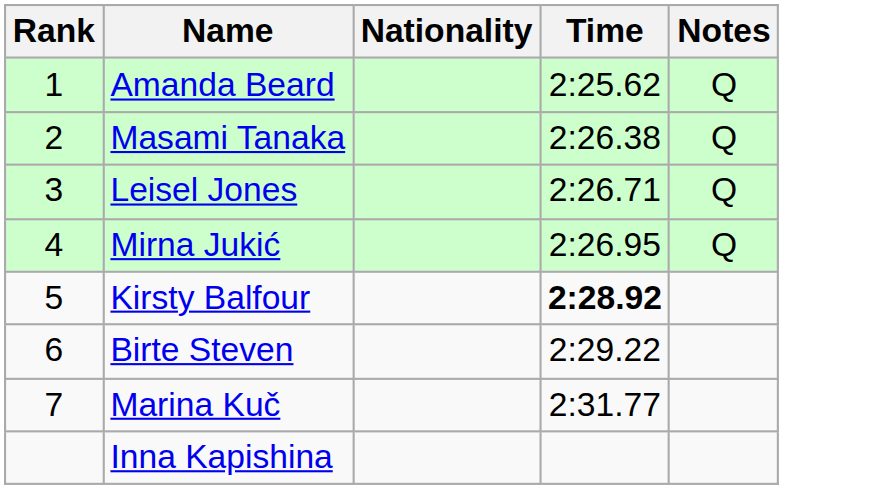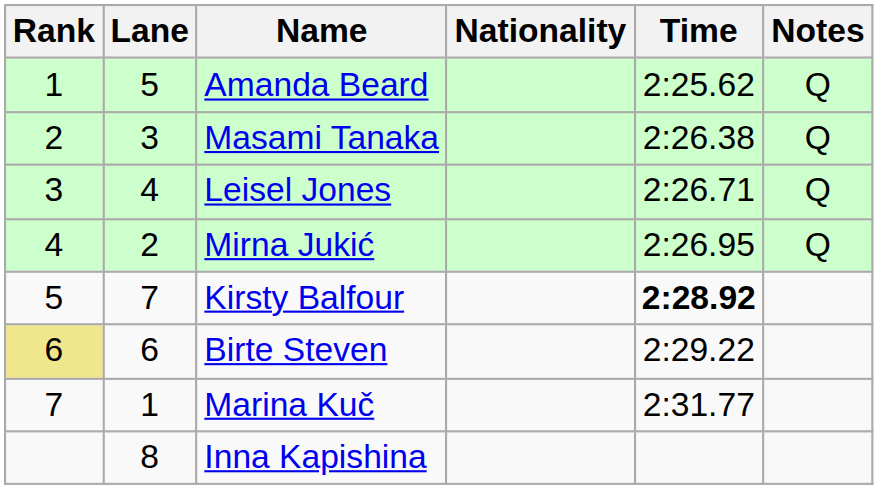+ column: (150, 31)
(54, 350) no background -> (54, 350) khaki background
